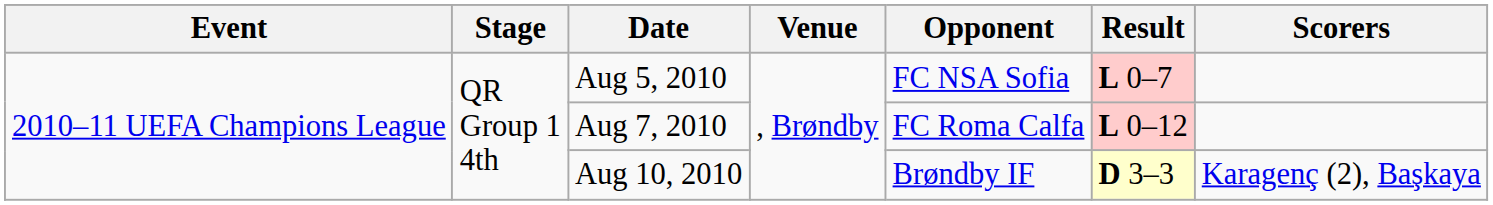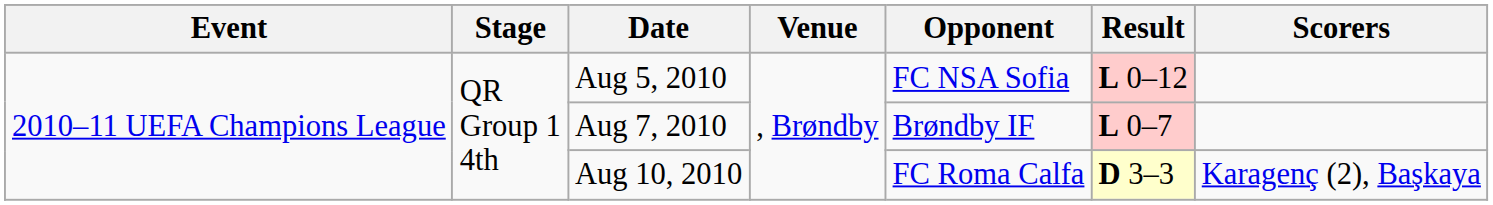(1135, 77) L 0–7 -> (1143, 77) L 0–12
(989, 125) FC Roma Calfa -> (963, 125) Brøndby IF
(1143, 125) L 0–12 -> (1135, 125) L 0–7
(963, 174) Brøndby IF -> (989, 174) FC Roma Calfa
